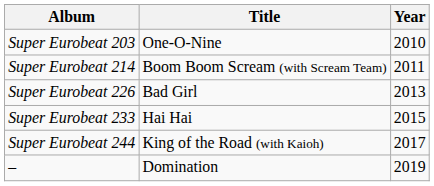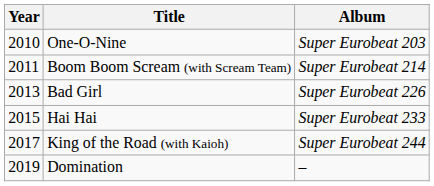columns swapped: (410, 17) <-> (72, 17)
